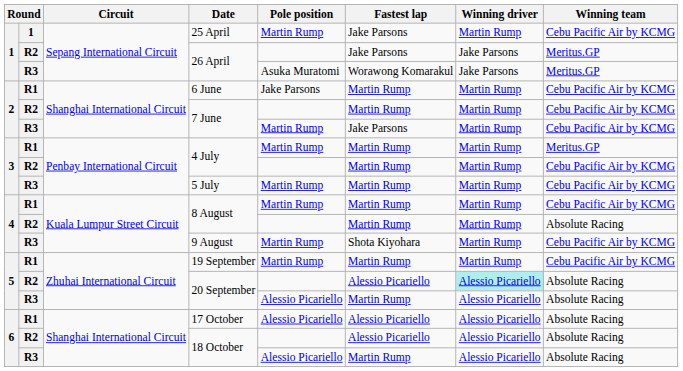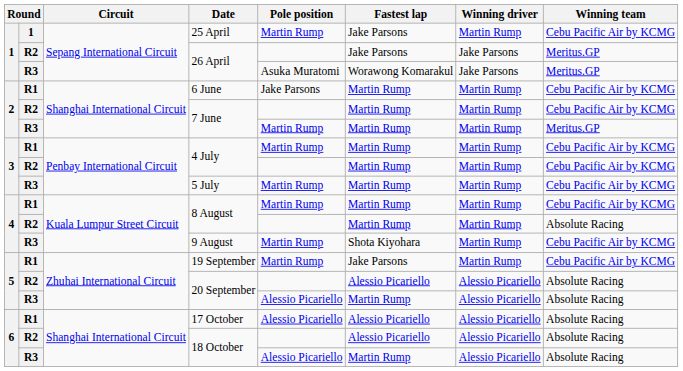(378, 128) Jake Parsons -> (379, 128) Martin Rump
(611, 128) Cebu Pacific Air by KCMG -> (573, 128) Meritus.GP
(573, 147) Meritus.GP -> (611, 147) Cebu Pacific Air by KCMG
(379, 261) Martin Rump -> (378, 261) Jake Parsons
(500, 280) paleturquoise background -> (500, 280) no background
